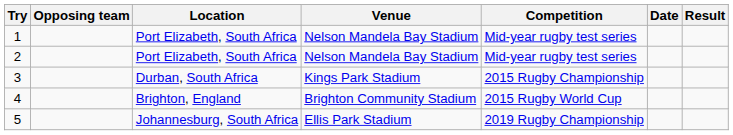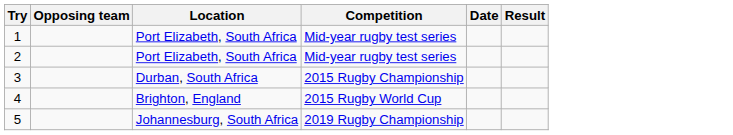- column: (391, 15)
